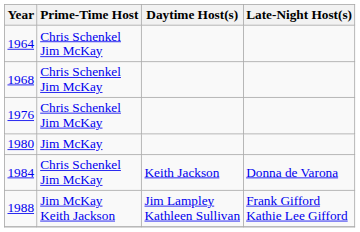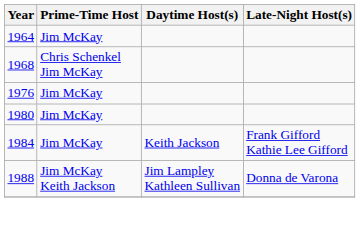(81, 43) Chris Schenkel Jim McKay -> (71, 36) Jim McKay
(81, 115) Chris Schenkel Jim McKay -> (71, 93) Jim McKay
(81, 172) Chris Schenkel Jim McKay -> (71, 142) Jim McKay
(292, 172) Donna de Varona -> (297, 142) Frank Gifford Kathie Lee Gifford
(297, 208) Frank Gifford Kathie Lee Gifford -> (292, 178) Donna de Varona
